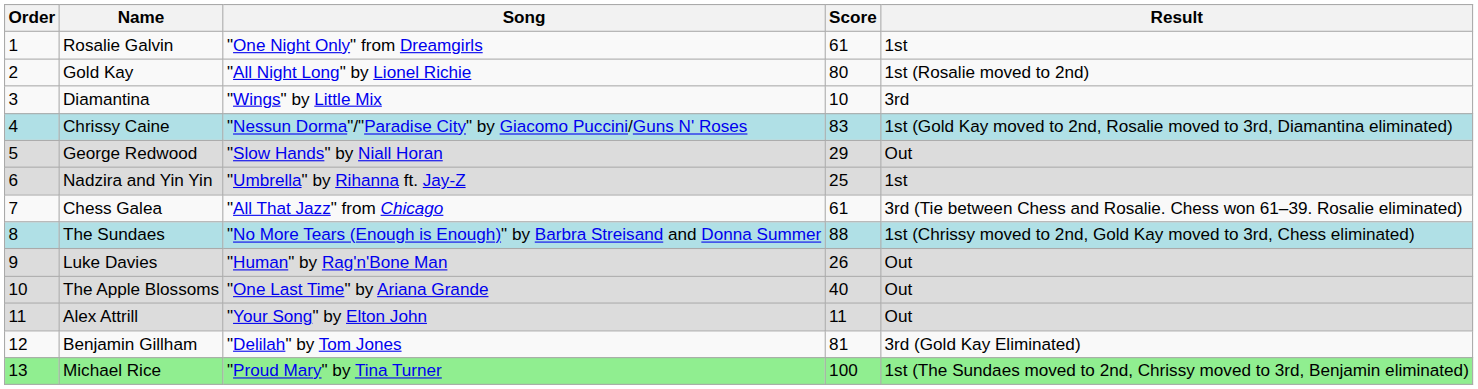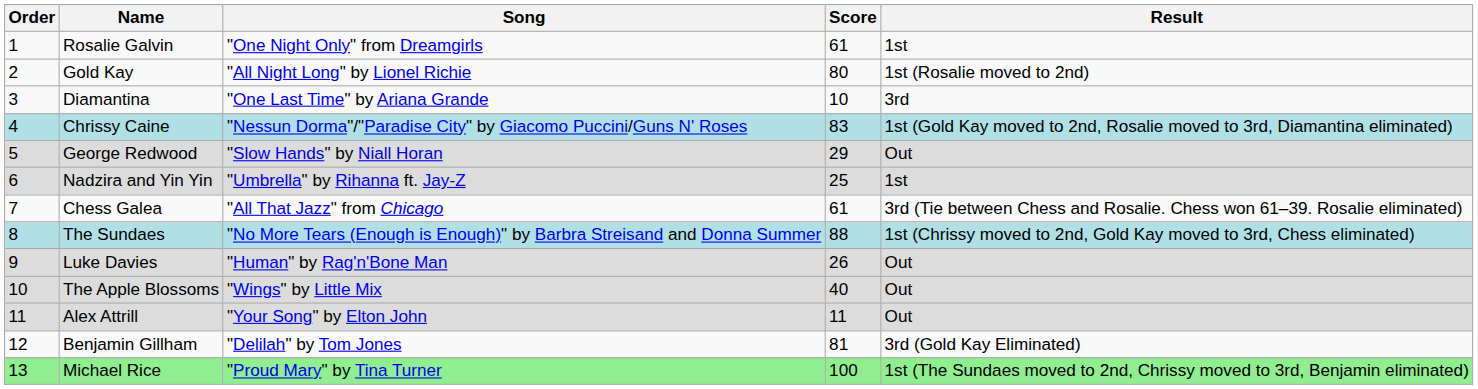(304, 99) "Wings" by Little Mix -> (358, 99) "One Last Time" by Ariana Grande
(358, 289) "One Last Time" by Ariana Grande -> (304, 289) "Wings" by Little Mix
